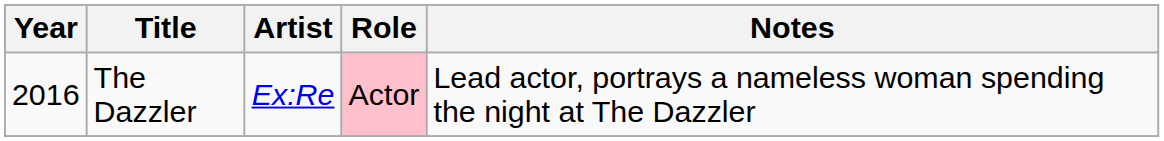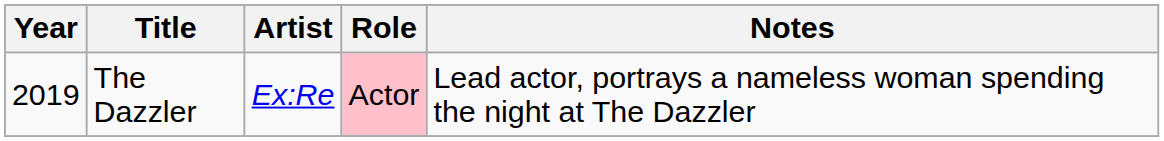(46, 93) 2016 -> (46, 93) 2019
